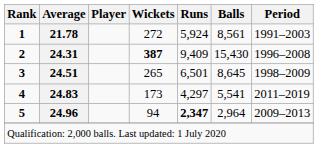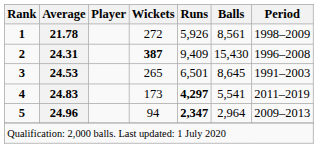(194, 34) 5,924 -> (194, 34) 5,926
(282, 34) 1991–2003 -> (282, 34) 1998–2009
(64, 73) 24.51 -> (64, 73) 24.53
(282, 73) 1998–2009 -> (282, 73) 1991–2003
(194, 93) normal -> (194, 93) bold
